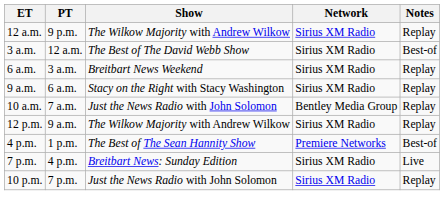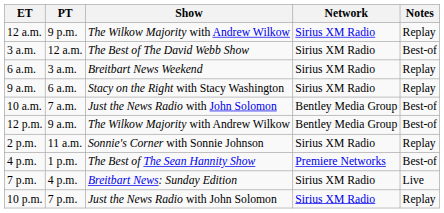(419, 106) Replay -> (420, 106) Best-of
(335, 124) Sirius XM Radio -> (346, 124) Bentley Media Group
(419, 124) Replay -> (420, 124) Best-of
+ row: (22, 143)
